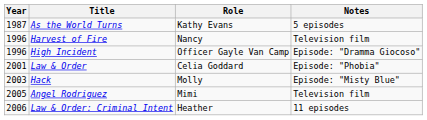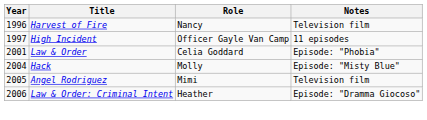- row: (77, 25)
(17, 53) 1996 -> (17, 39) 1997
(357, 53) Episode: "Dramma Giocoso" -> (321, 39) 11 episodes
(17, 80) 2003 -> (17, 66) 2004
(321, 108) 11 episodes -> (357, 94) Episode: "Dramma Giocoso"
